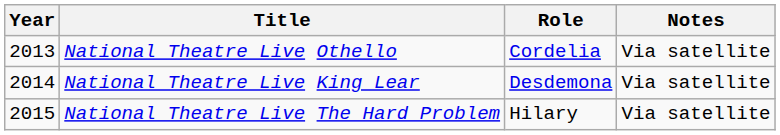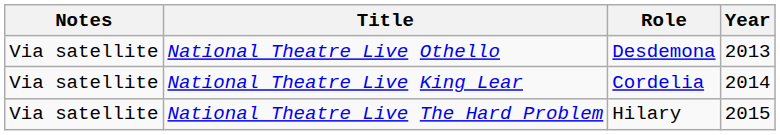columns swapped: (32, 20) <-> (696, 20)
(555, 51) Cordelia -> (664, 51) Desdemona
(561, 83) Desdemona -> (658, 83) Cordelia
